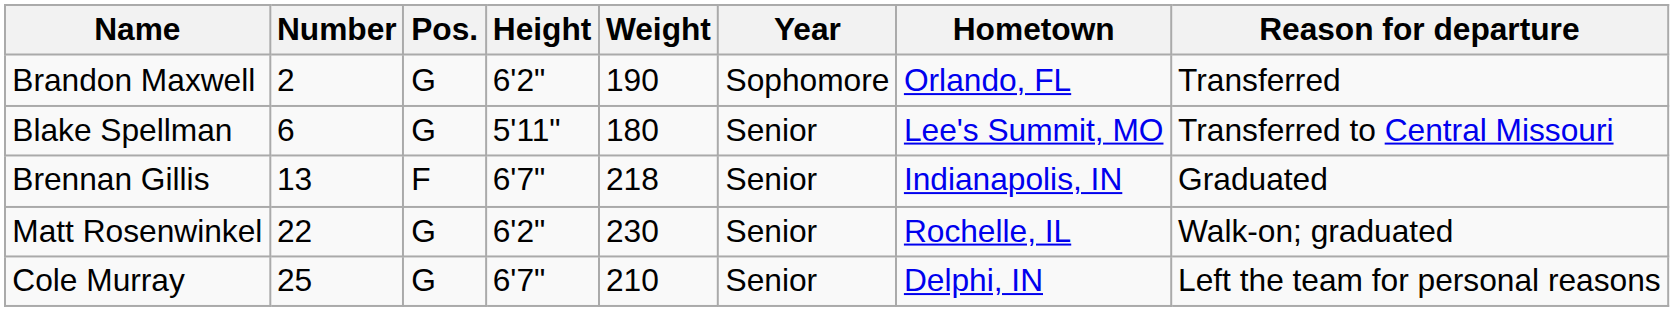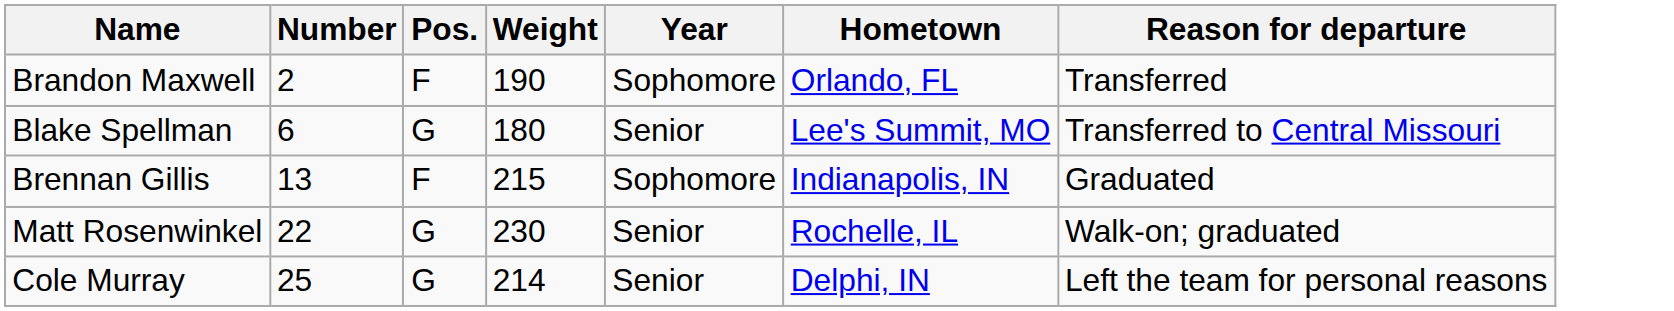- column: (542, 29)
(424, 79) G -> (421, 79) F
(632, 180) 218 -> (519, 180) 215
(771, 180) Senior -> (694, 180) Sophomore
(632, 280) 210 -> (519, 280) 214
